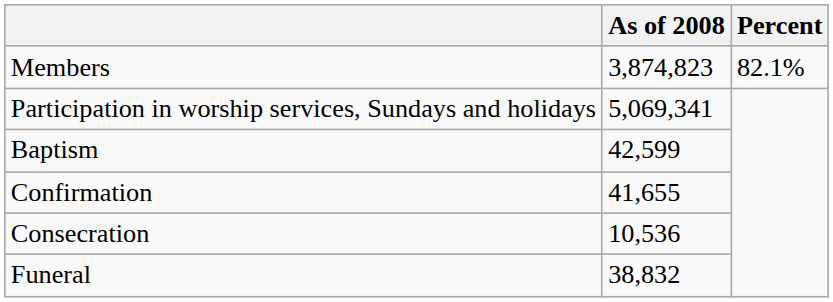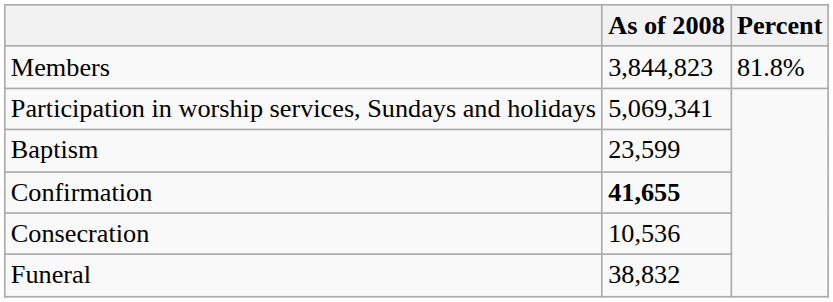(661, 66) 3,874,823 -> (661, 66) 3,844,823
(771, 66) 82.1% -> (771, 66) 81.8%
(644, 150) 42,599 -> (644, 150) 23,599
(644, 191) normal -> (644, 191) bold
